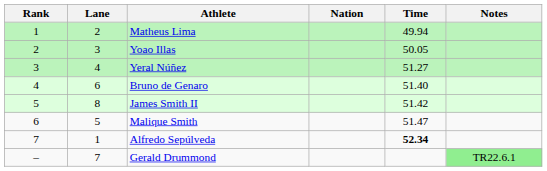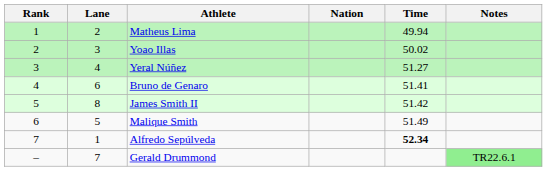(416, 49) 50.05 -> (416, 49) 50.02
(416, 85) 51.40 -> (416, 85) 51.41
(416, 121) 51.47 -> (416, 121) 51.49
